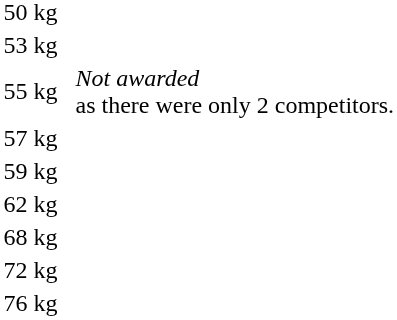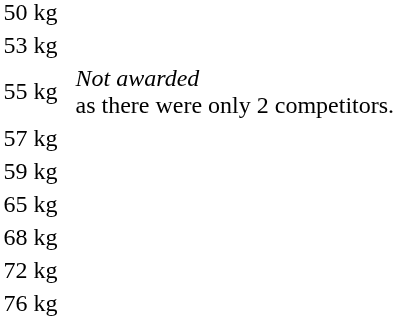- row: (30, 203)
+ row: (30, 203)
